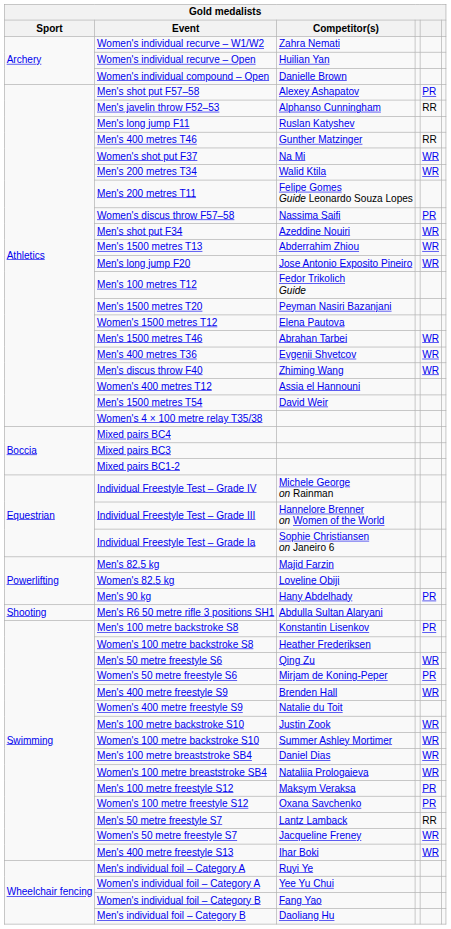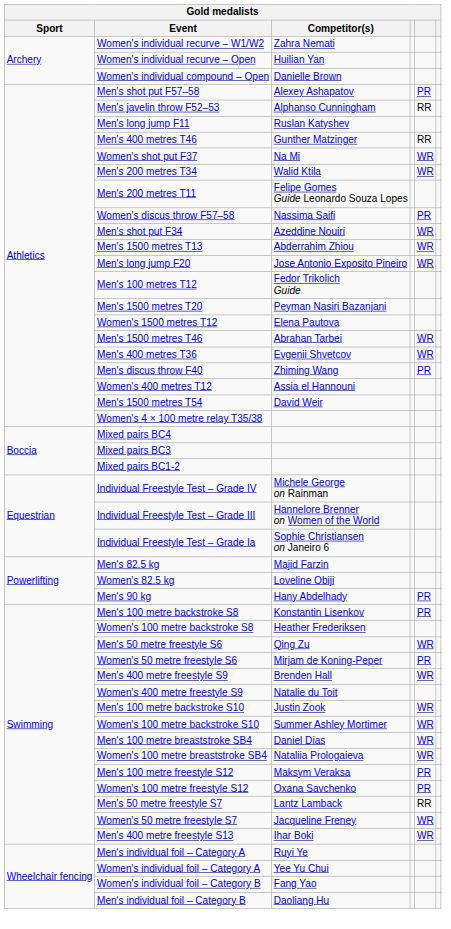(431, 370) WR -> (424, 370) PR
- row: (186, 612)
